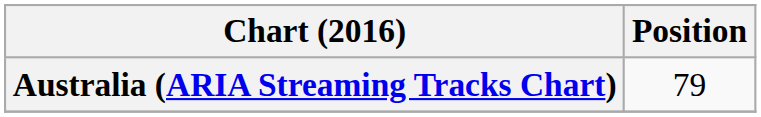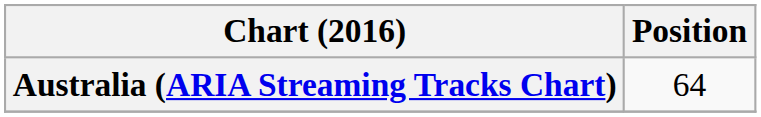(690, 84) 79 -> (690, 84) 64
